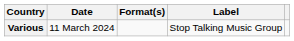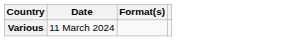- column: (226, 12)
